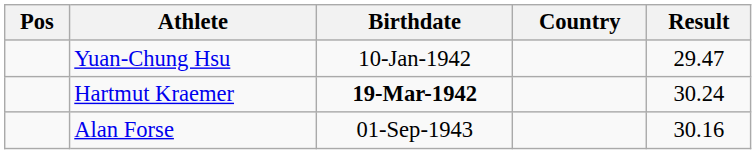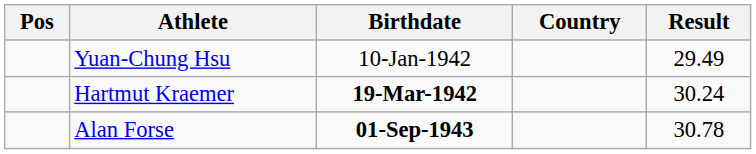(699, 58) 29.47 -> (699, 58) 29.49
(415, 129) normal -> (415, 129) bold
(699, 129) 30.16 -> (699, 129) 30.78
